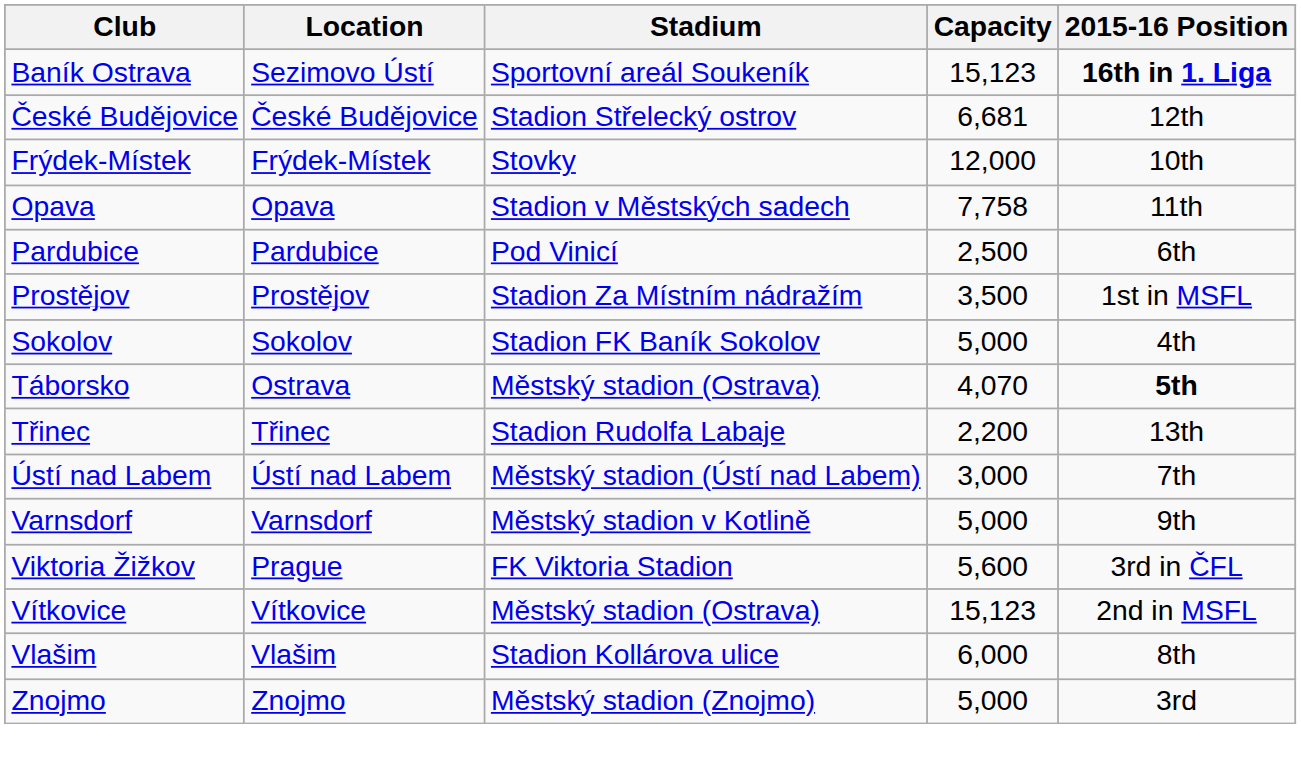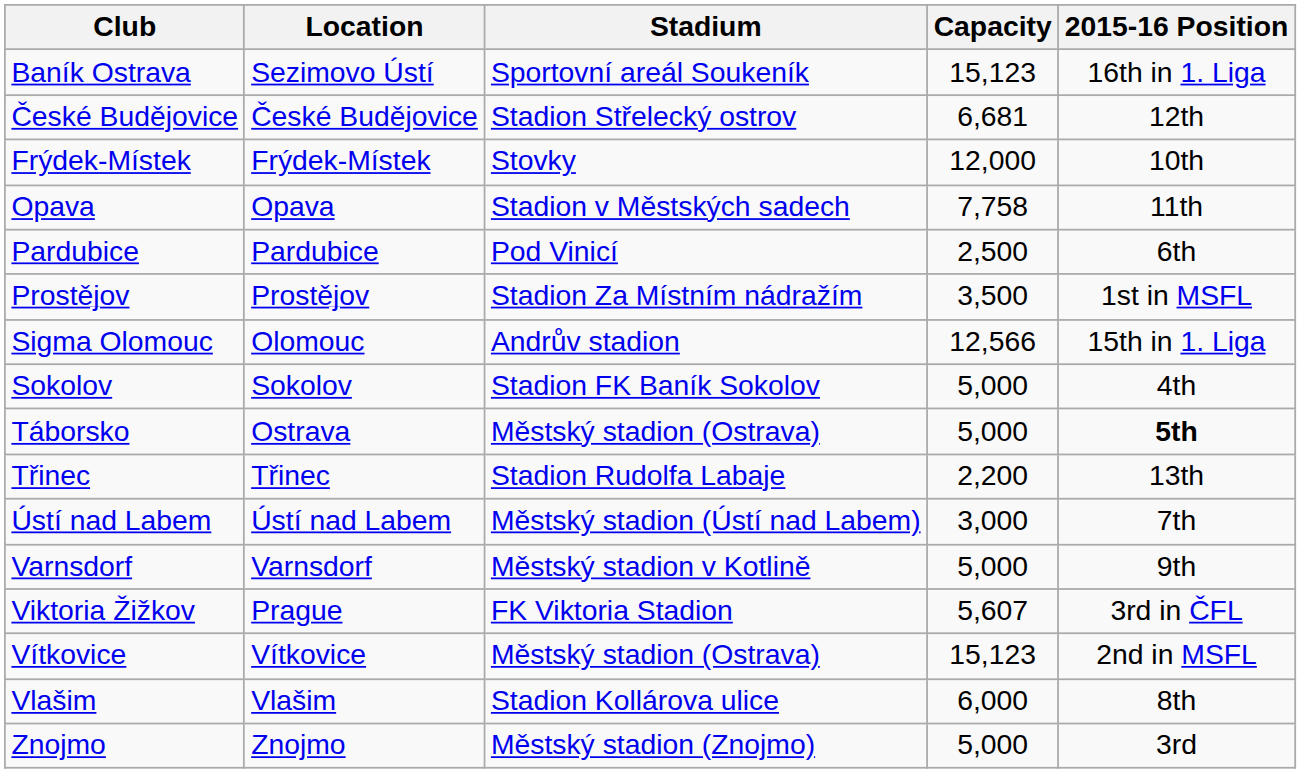(1177, 71) bold -> (1177, 71) normal
+ row: (112, 341)
(993, 386) 4,070 -> (993, 431) 5,000
(993, 565) 5,600 -> (993, 610) 5,607
